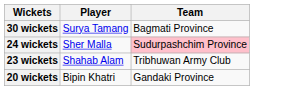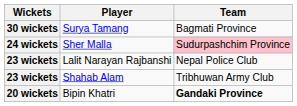+ row: (117, 61)
(174, 77) normal -> (219, 93) bold
